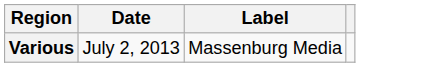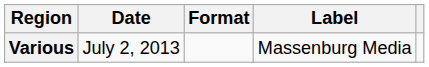+ column: (219, 18)
